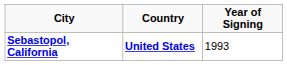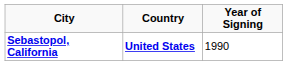(217, 47) 1993 -> (217, 47) 1990
